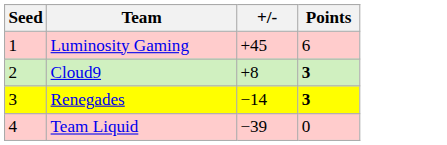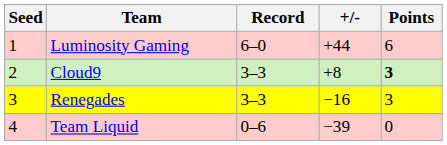+ column: (278, 18)
(254, 45) +45 -> (337, 45) +44
(254, 99) −14 -> (337, 99) −16
(306, 99) bold -> (389, 99) normal
